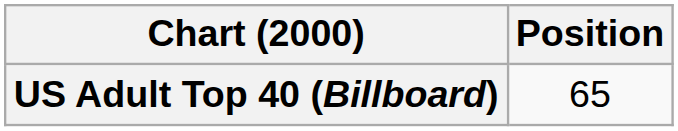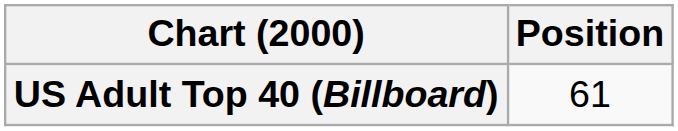(590, 93) 65 -> (590, 93) 61
